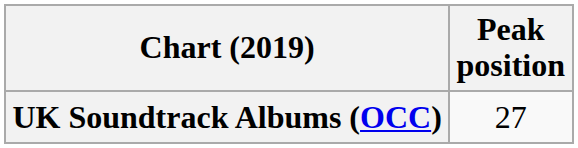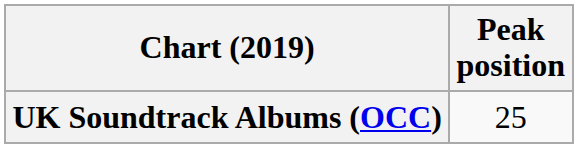(511, 116) 27 -> (511, 116) 25
